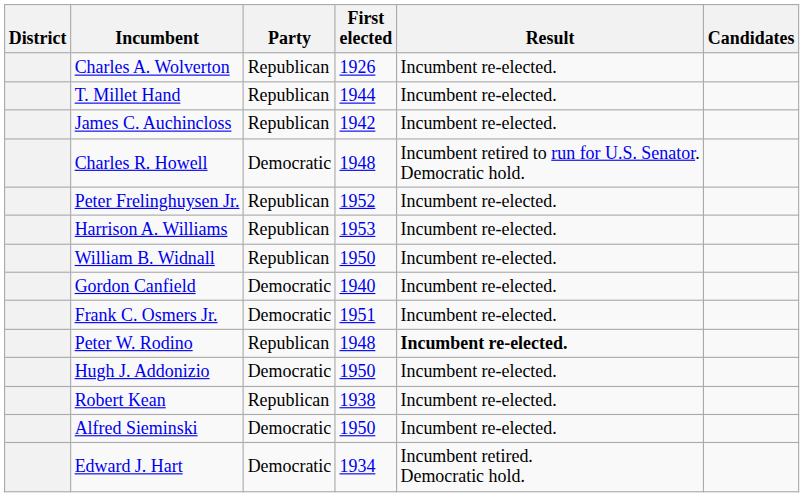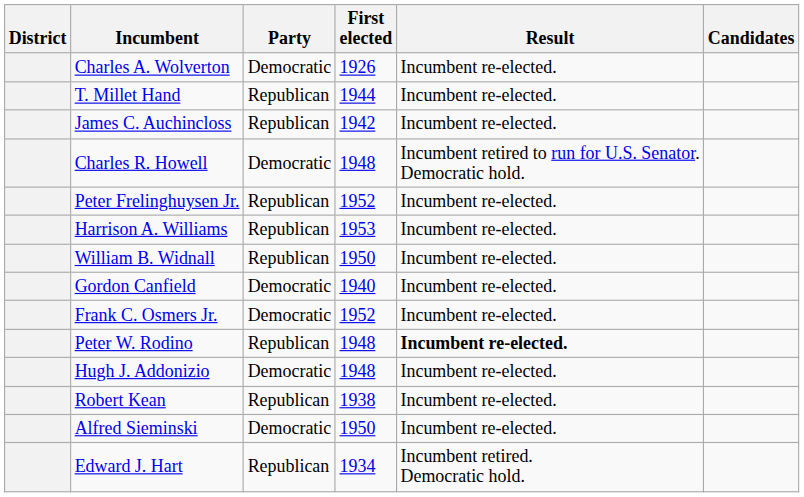(288, 67) Republican -> (289, 67) Democratic
(357, 314) 1951 -> (357, 314) 1952
(357, 371) 1950 -> (357, 371) 1948
(289, 466) Democratic -> (288, 466) Republican
